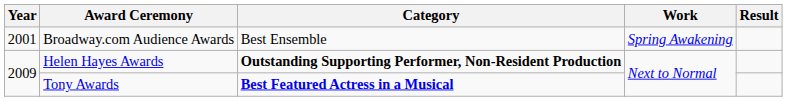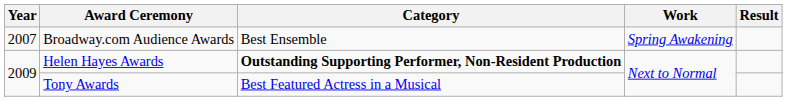(22, 38) 2001 -> (22, 38) 2007
(347, 84) bold -> (341, 84) normal
